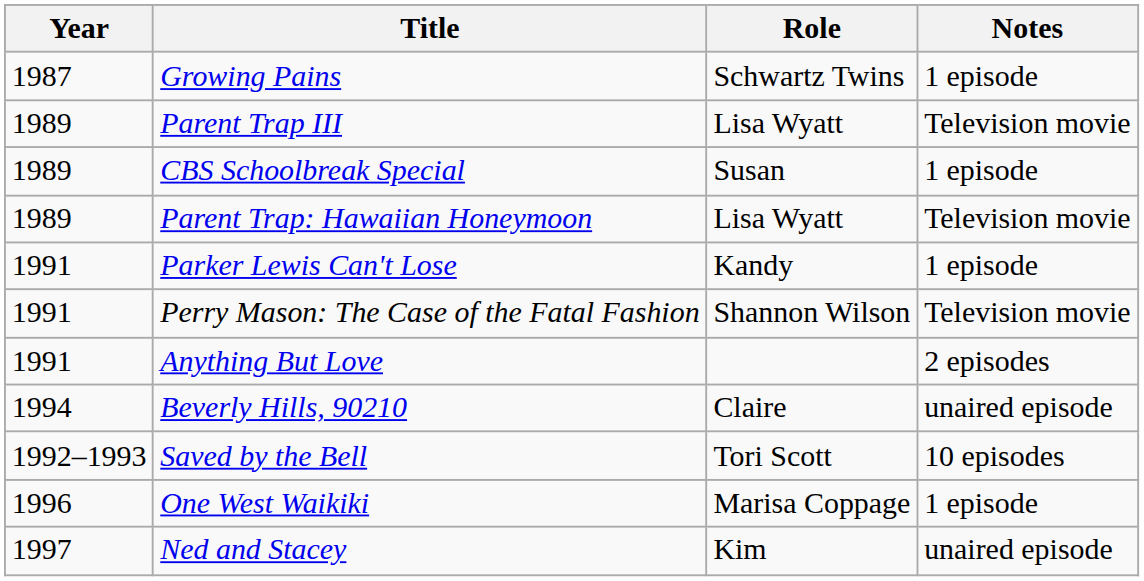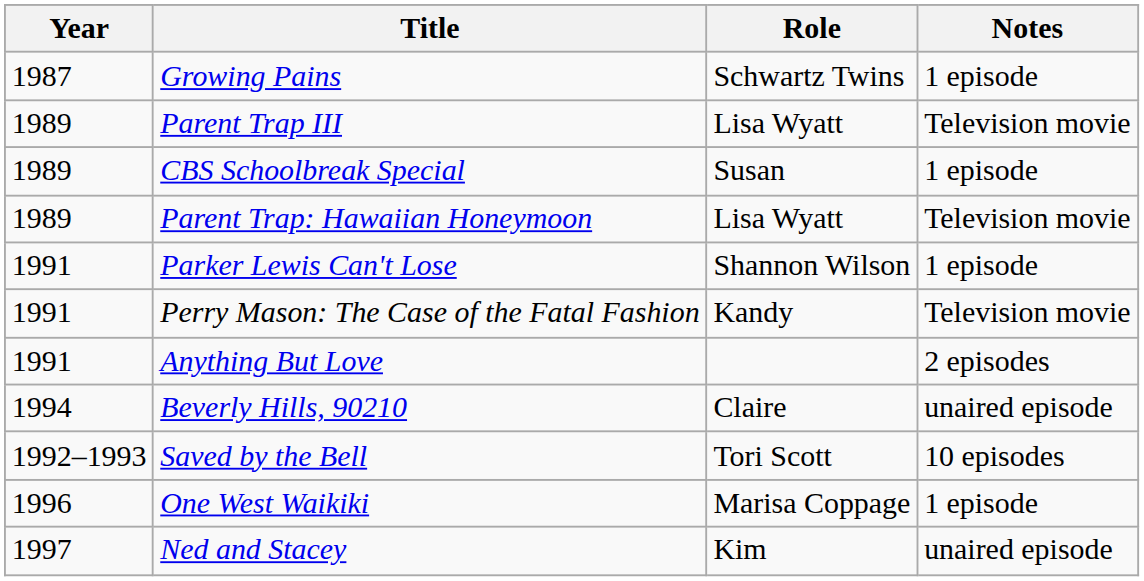(753, 265) Kandy -> (812, 265) Shannon Wilson
(812, 312) Shannon Wilson -> (753, 312) Kandy
